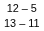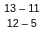rows swapped: (22, 23) <-> (22, 9)
